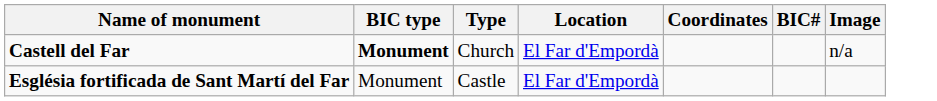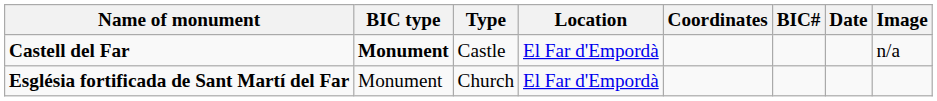+ column: (848, 19)
(486, 50) Church -> (482, 50) Castle
(482, 80) Castle -> (486, 80) Church
